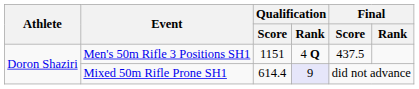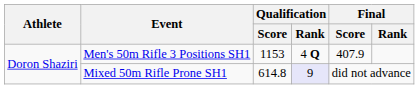(272, 53) 1151 -> (272, 53) 1153
(350, 53) 437.5 -> (350, 53) 407.9
(272, 73) 614.4 -> (272, 73) 614.8
